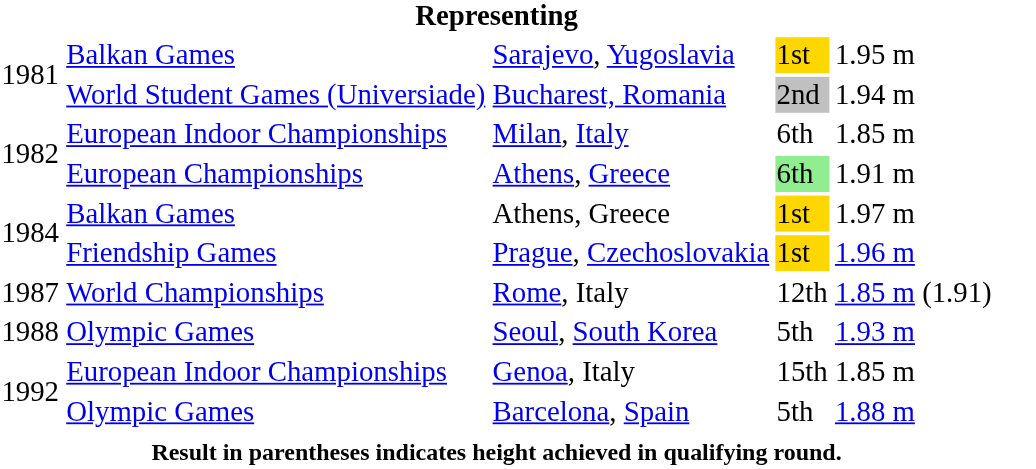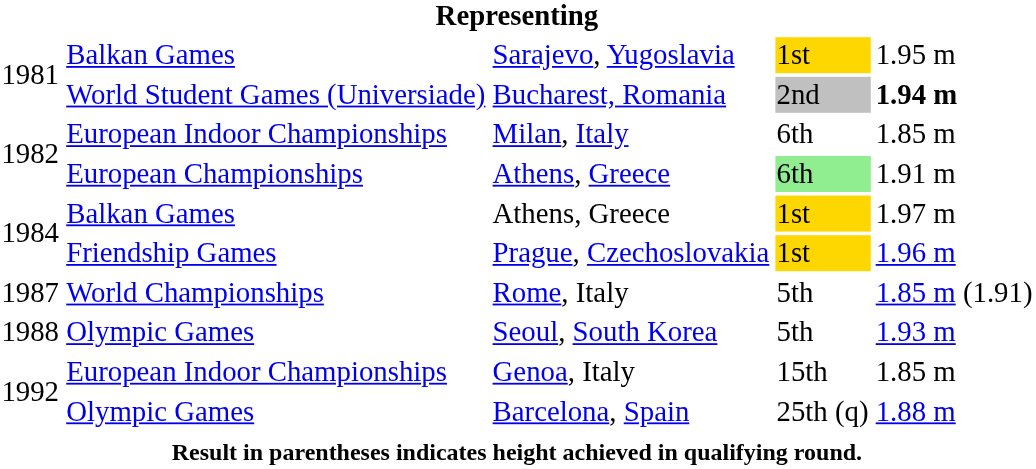(875, 94) normal -> (916, 94) bold
(802, 292) 12th -> (795, 292) 5th
(795, 411) 5th -> (822, 411) 25th (q)
